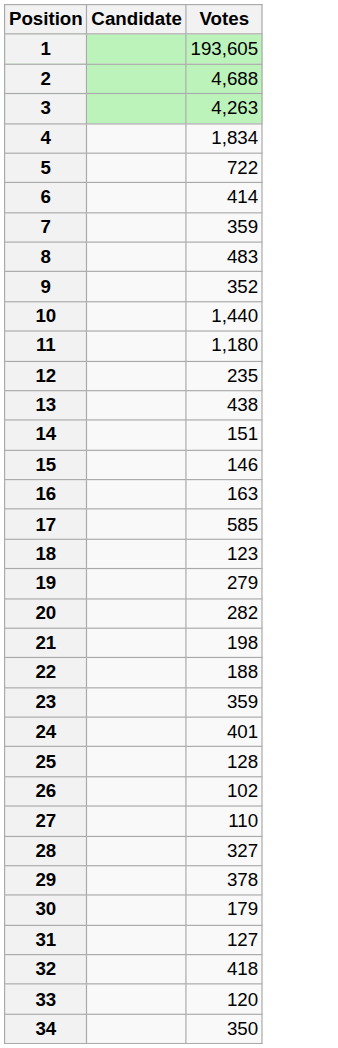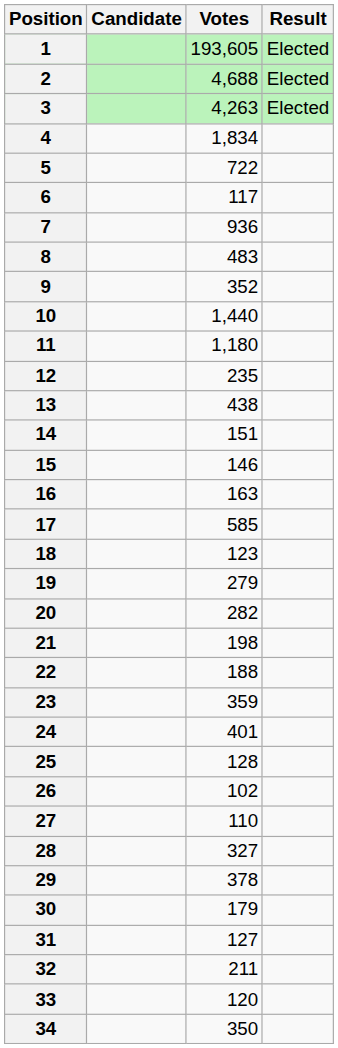+ column: (298, 19)
(243, 197) 414 -> (243, 197) 117
(243, 227) 359 -> (243, 227) 936
(243, 969) 418 -> (243, 969) 211
